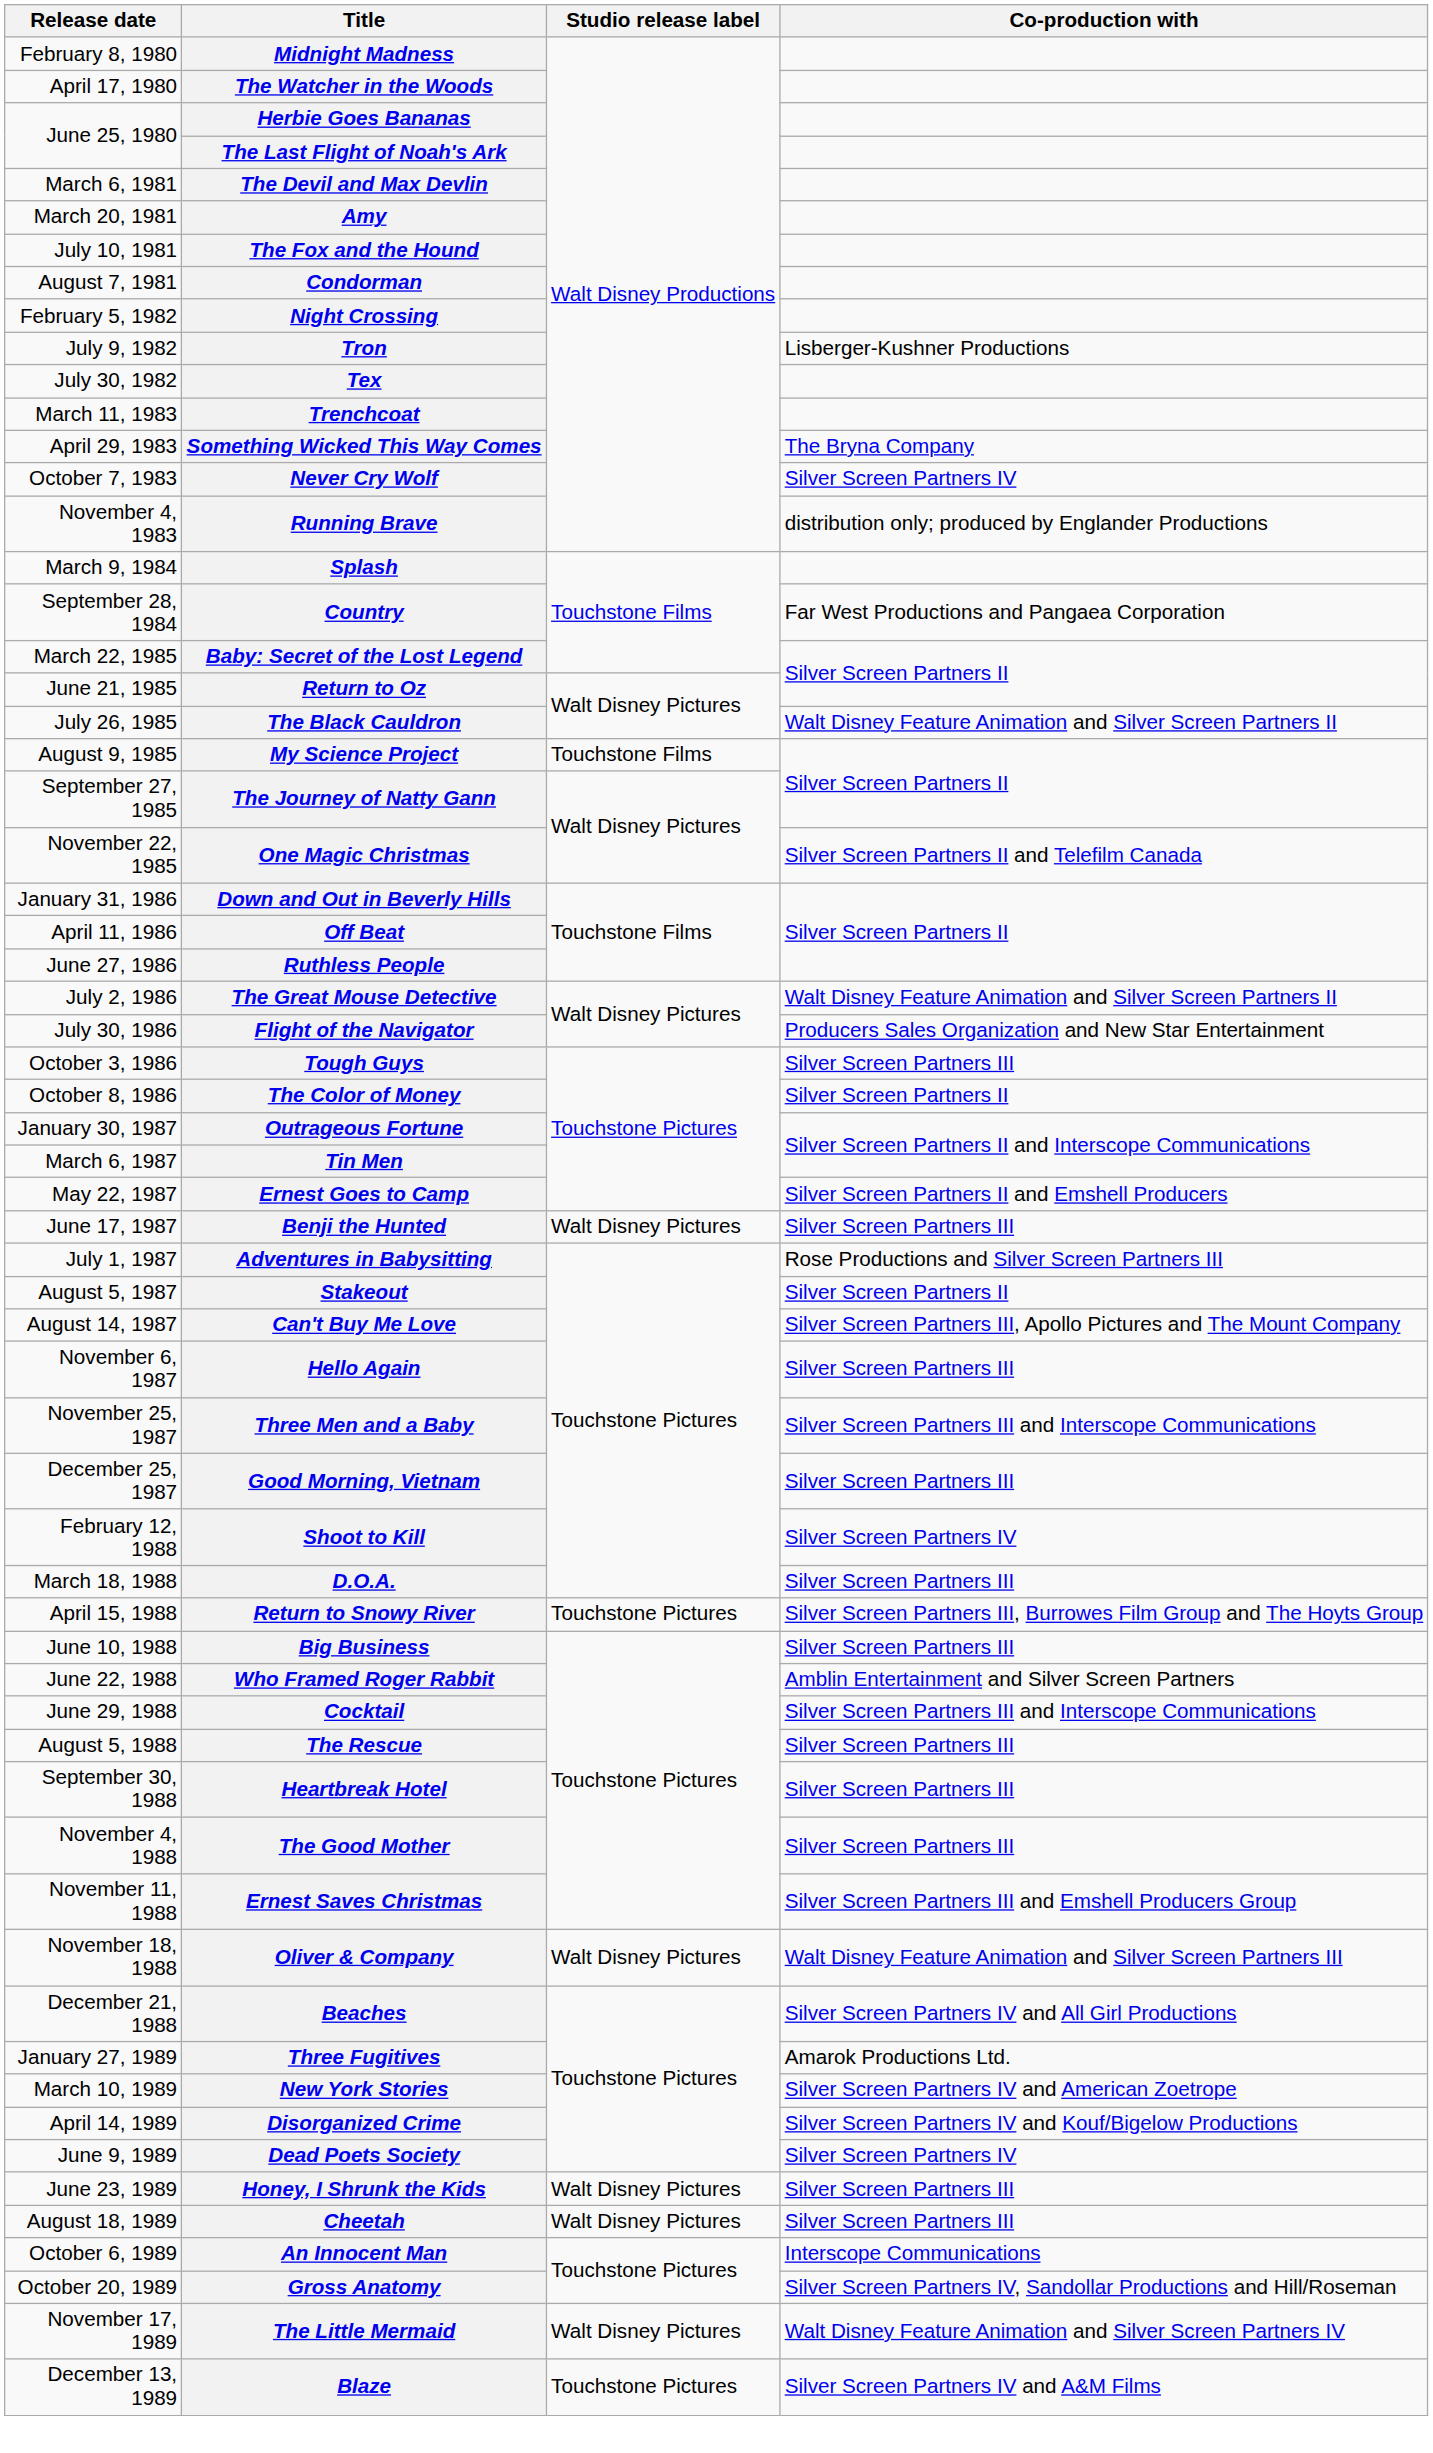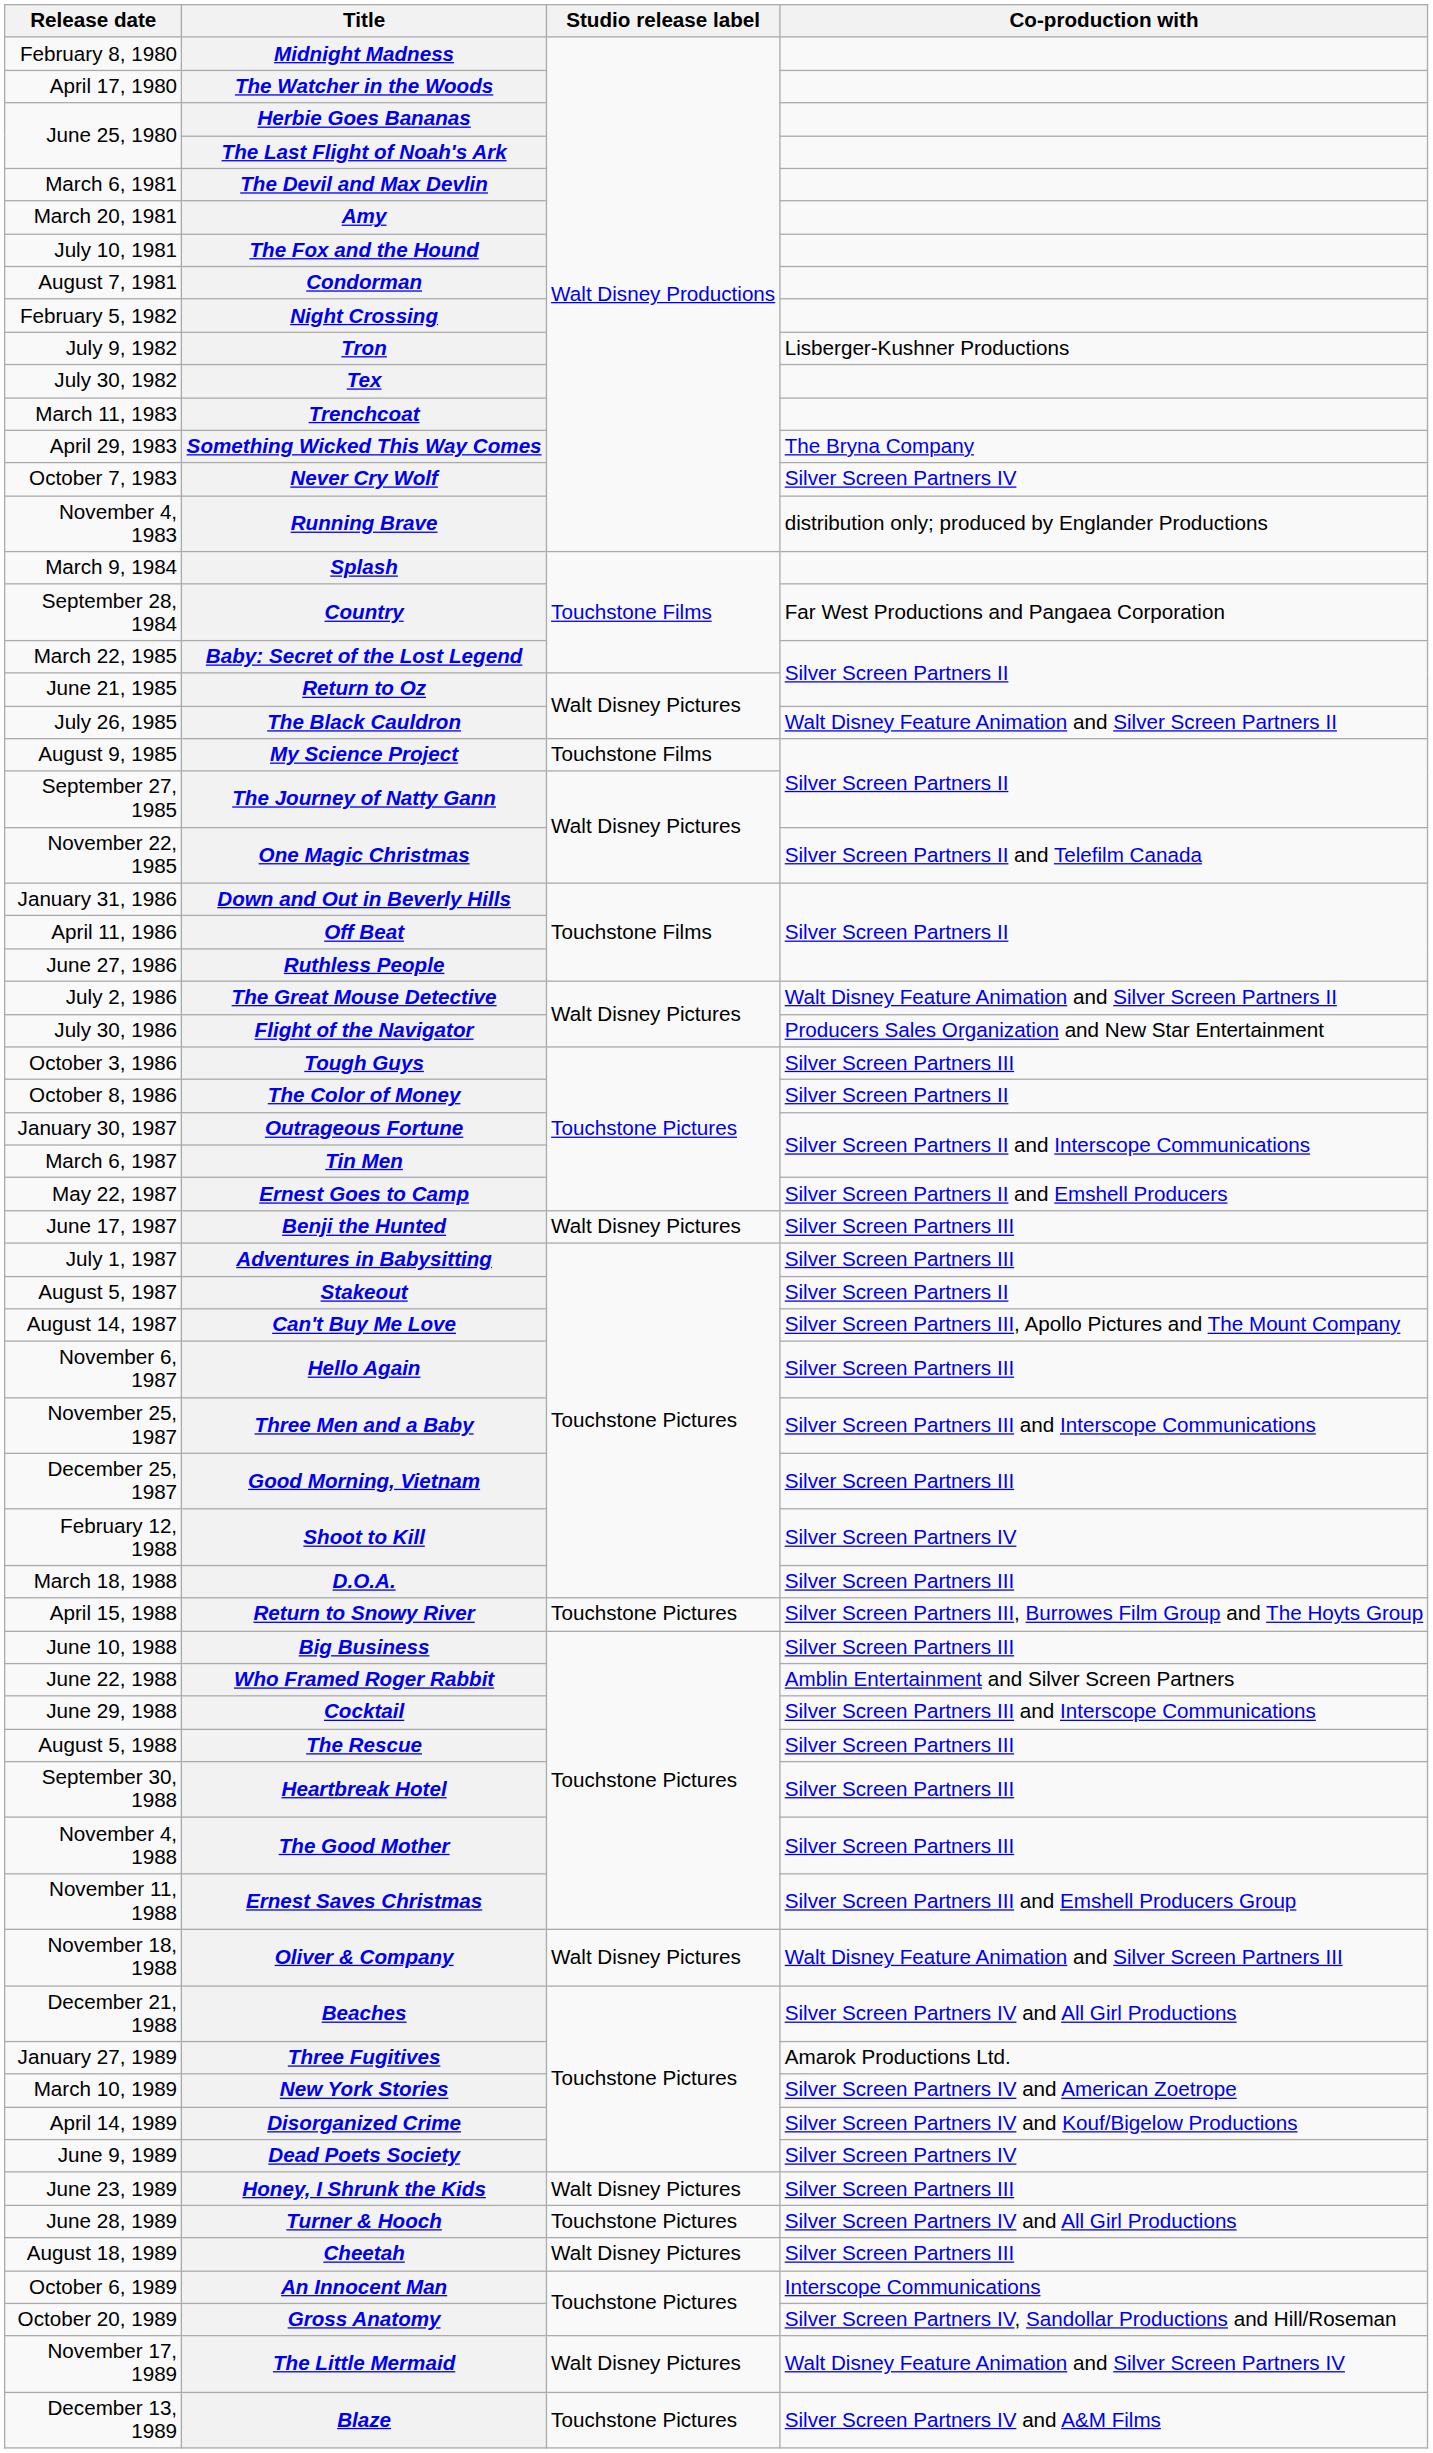(1004, 1259) Rose Productions and Silver Screen Partners III -> (899, 1259) Silver Screen Partners III
+ row: (364, 2221)
